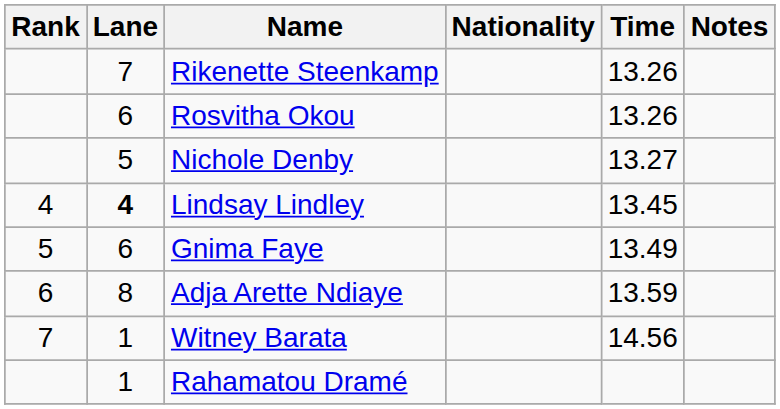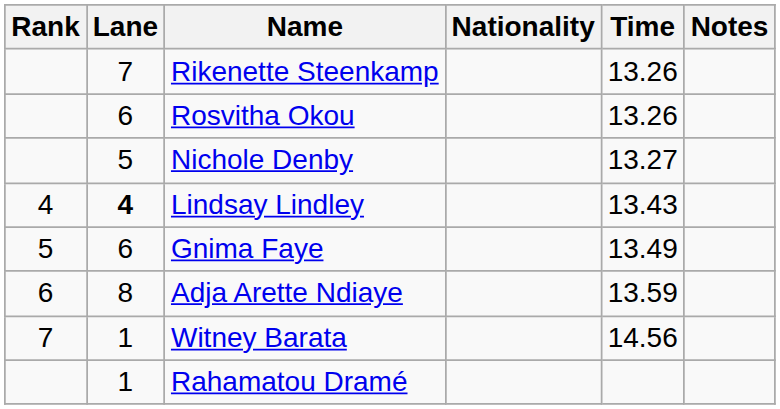(643, 204) 13.45 -> (643, 204) 13.43
